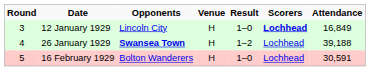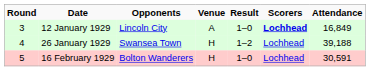(212, 28) H -> (212, 28) A
(152, 43) bold -> (150, 43) normal
